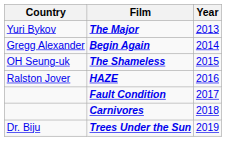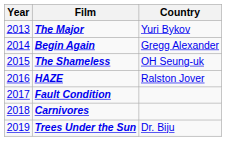columns swapped: (207, 12) <-> (46, 12)
